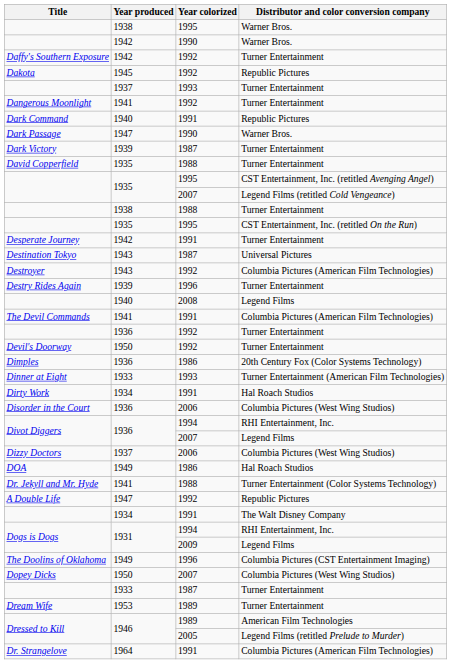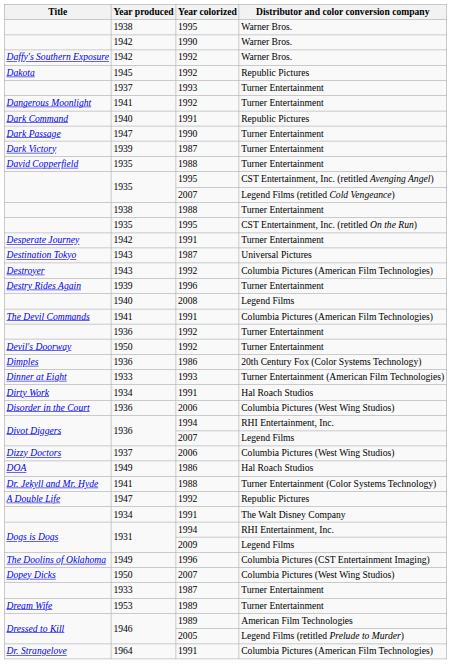(282, 57) Turner Entertainment -> (267, 57) Warner Bros.
(267, 133) Warner Bros. -> (282, 133) Turner Entertainment
